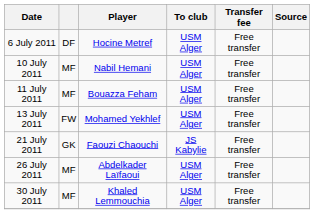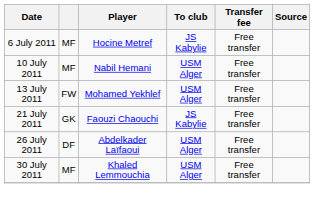(69, 42) DF -> (69, 42) MF
(191, 42) USM Alger -> (191, 42) JS Kabylie
- row: (32, 93)
(69, 170) MF -> (69, 144) DF
